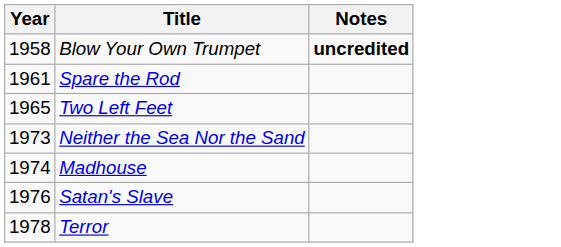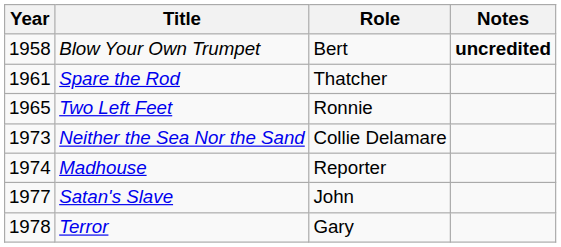+ column: (380, 19)
(30, 197) 1976 -> (30, 197) 1977
